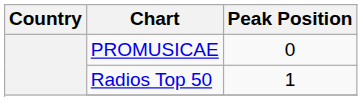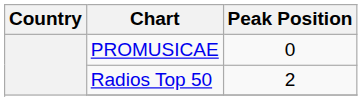(290, 79) 1 -> (290, 79) 2
